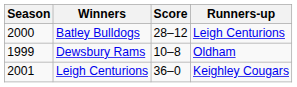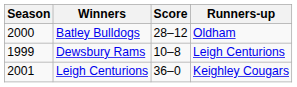(239, 33) Leigh Centurions -> (214, 33) Oldham
(214, 52) Oldham -> (239, 52) Leigh Centurions
